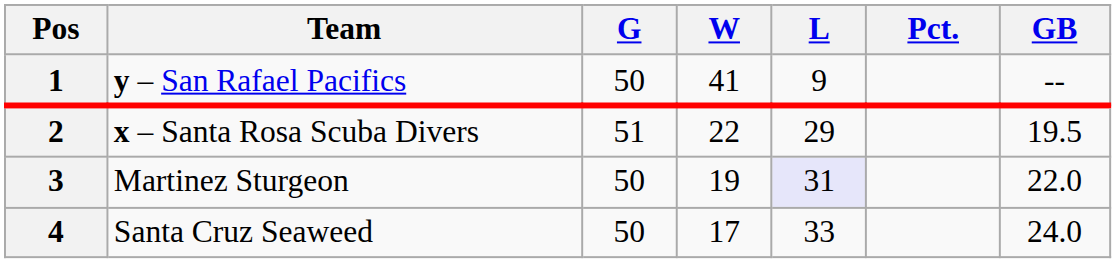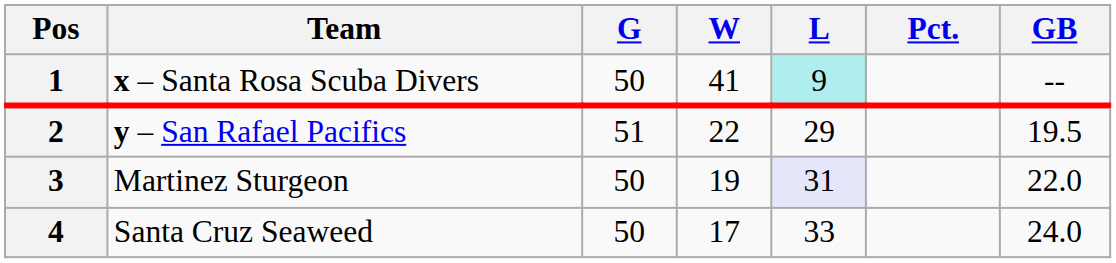(260, 79) y – San Rafael Pacifics -> (296, 79) x – Santa Rosa Scuba Divers
(819, 79) no background -> (819, 79) paleturquoise background
(296, 131) x – Santa Rosa Scuba Divers -> (260, 131) y – San Rafael Pacifics
